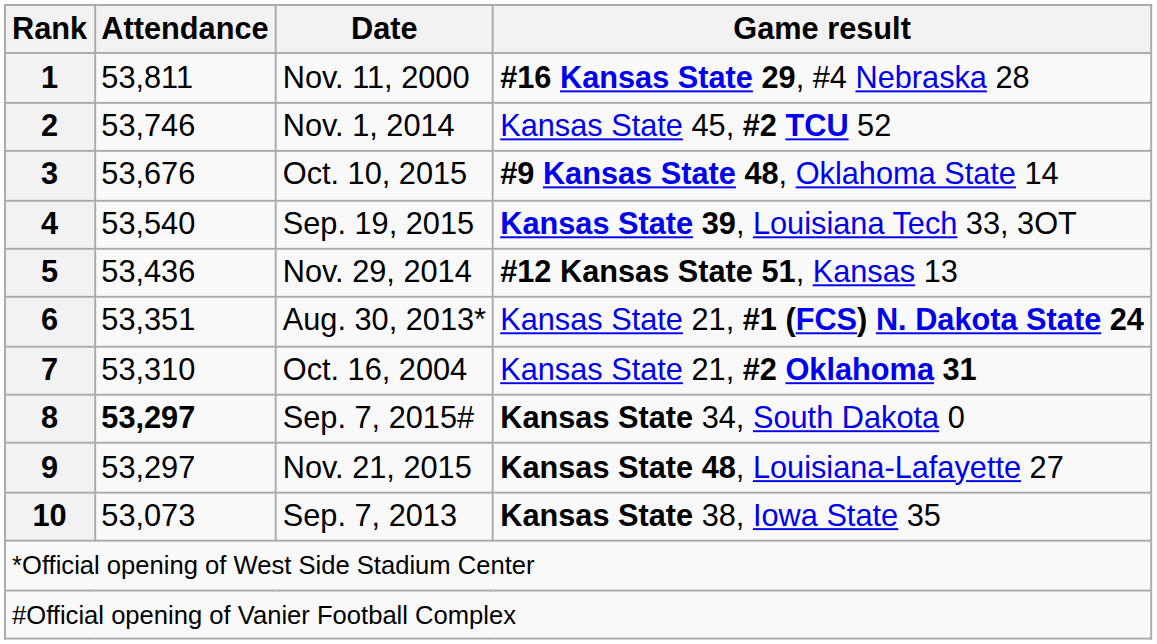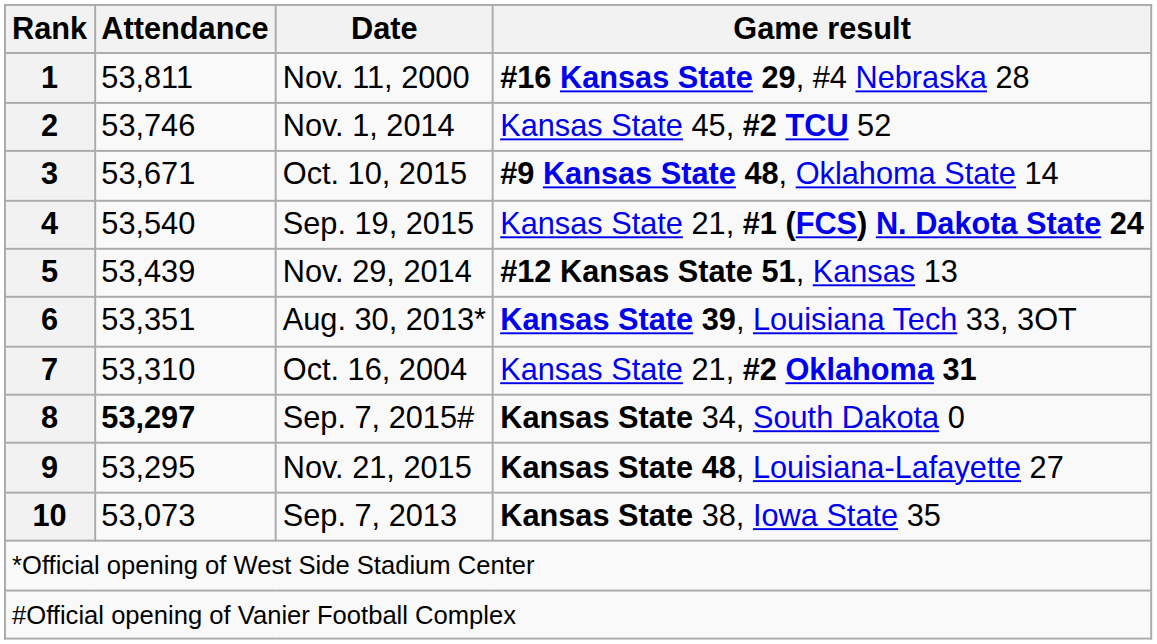(148, 175) 53,676 -> (148, 175) 53,671
(789, 223) Kansas State 39, Louisiana Tech 33, 3OT -> (822, 223) Kansas State 21, #1 (FCS) N. Dakota State 24
(148, 272) 53,436 -> (148, 272) 53,439
(822, 321) Kansas State 21, #1 (FCS) N. Dakota State 24 -> (789, 321) Kansas State 39, Louisiana Tech 33, 3OT
(148, 467) 53,297 -> (148, 467) 53,295
